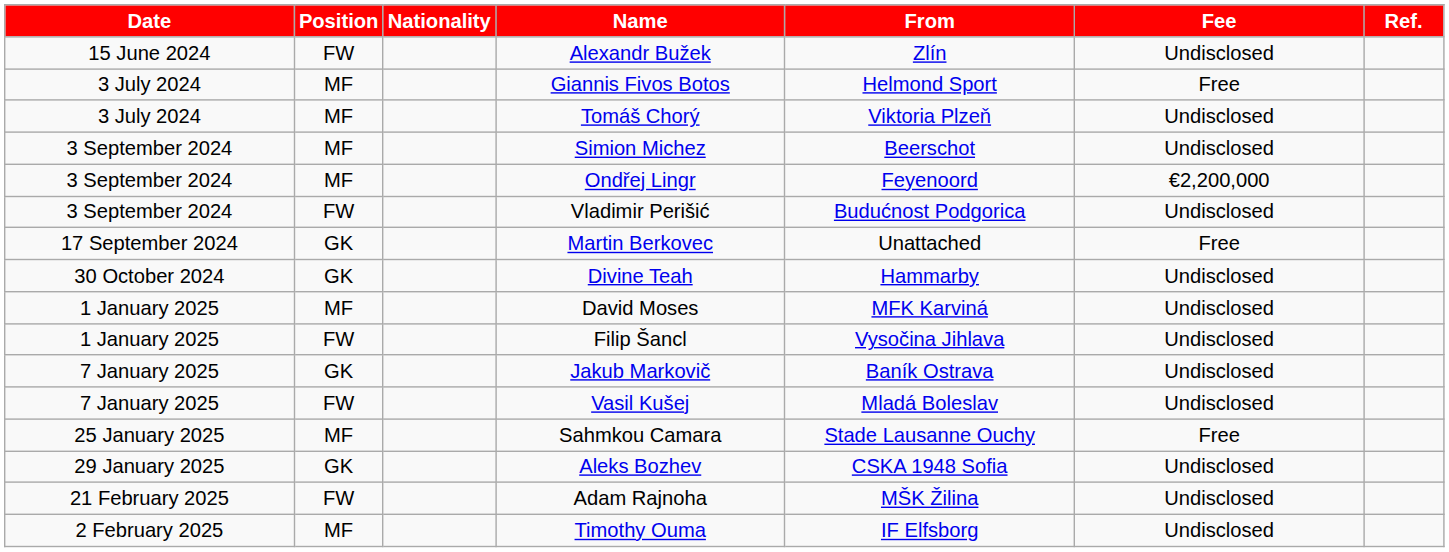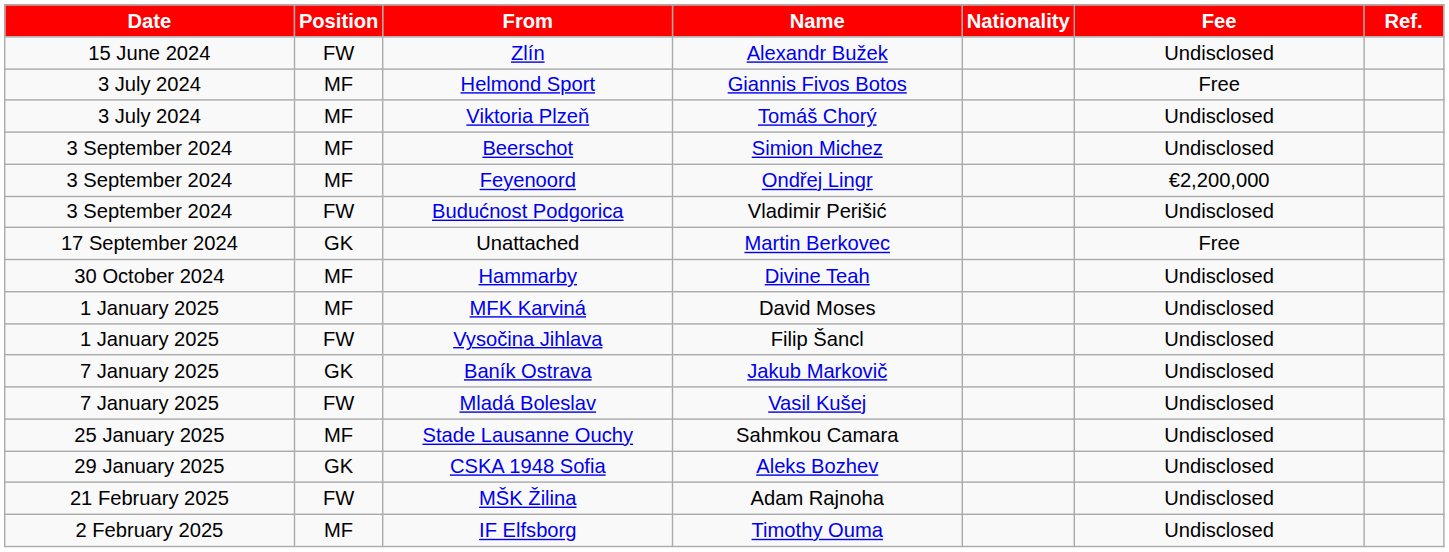columns swapped: (439, 21) <-> (930, 21)
(339, 276) GK -> (339, 276) MF
(1219, 435) Free -> (1219, 435) Undisclosed
